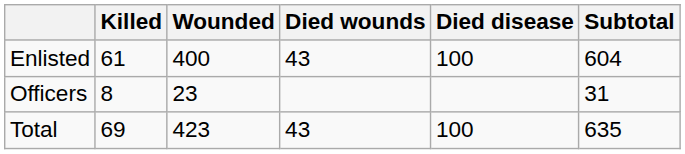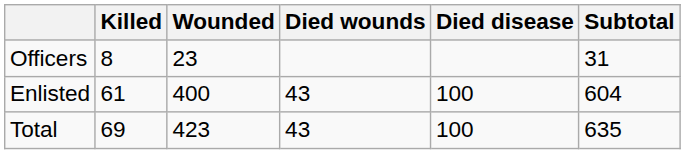rows swapped: (49, 93) <-> (50, 58)
